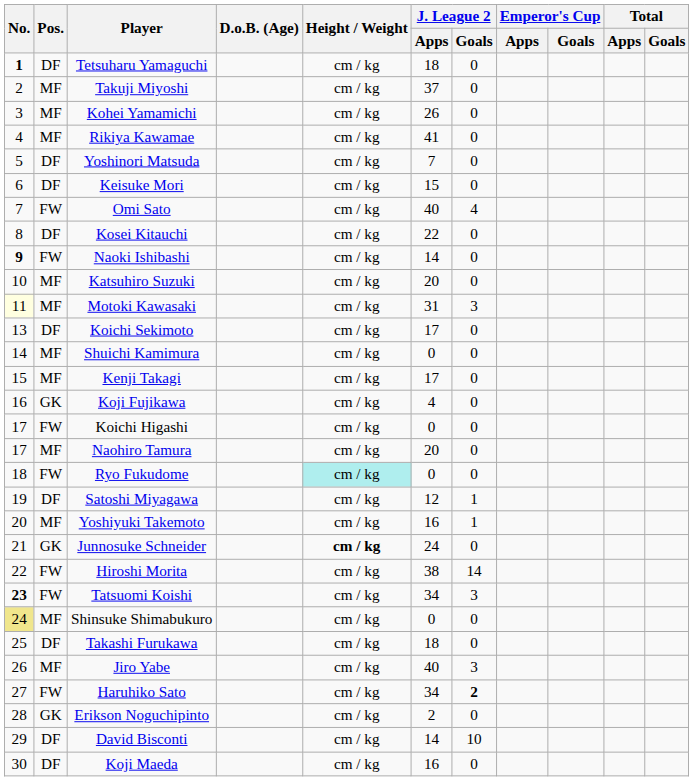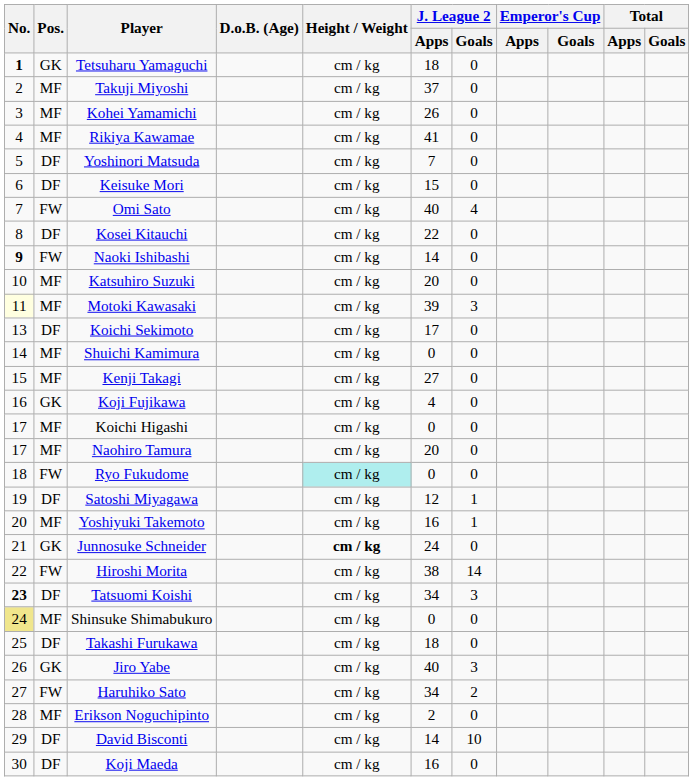(51, 64) DF -> (51, 64) GK
(432, 305) 31 -> (432, 305) 39
(432, 378) 17 -> (432, 378) 27
(51, 426) FW -> (51, 426) MF
(51, 595) FW -> (51, 595) DF
(51, 667) MF -> (51, 667) GK
(474, 691) bold -> (474, 691) normal
(51, 715) GK -> (51, 715) MF
